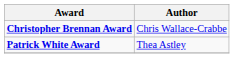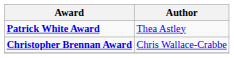rows swapped: (69, 28) <-> (53, 45)
